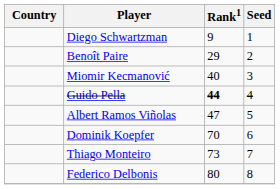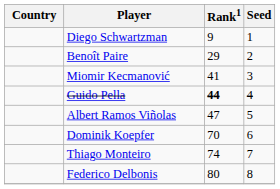(213, 76) 40 -> (213, 76) 41
(213, 154) 73 -> (213, 154) 74
